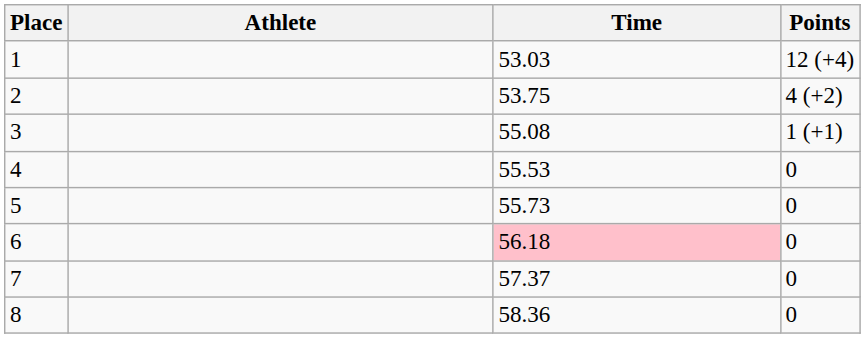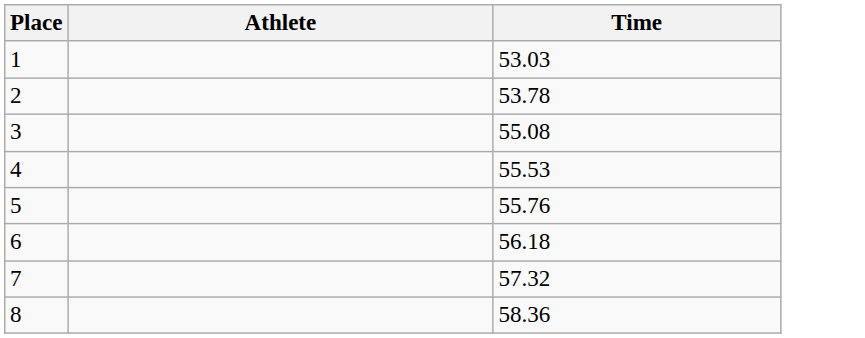- column: (820, 22)
(524, 95) 53.75 -> (524, 95) 53.78
(524, 205) 55.73 -> (524, 205) 55.76
(524, 242) pink background -> (524, 242) no background
(524, 278) 57.37 -> (524, 278) 57.32
